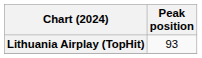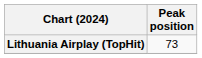(172, 44) 93 -> (172, 44) 73
